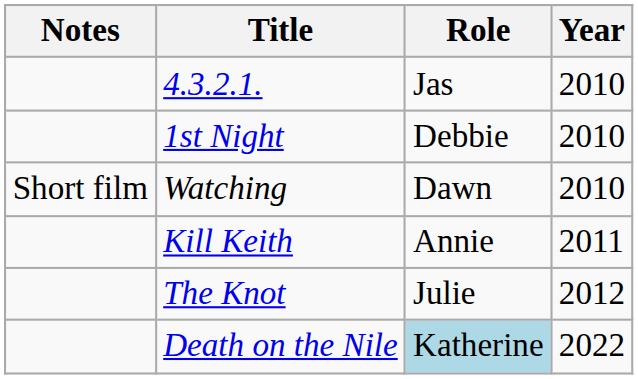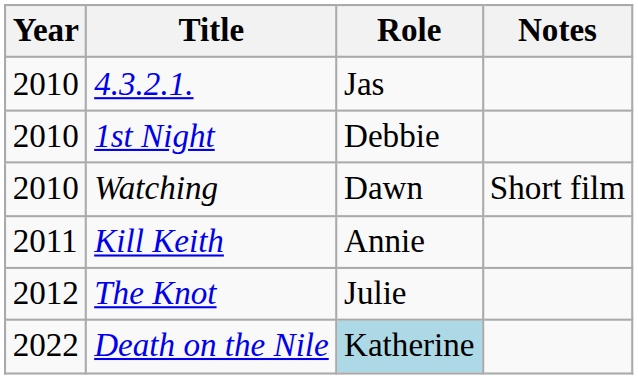columns swapped: (592, 30) <-> (80, 30)
